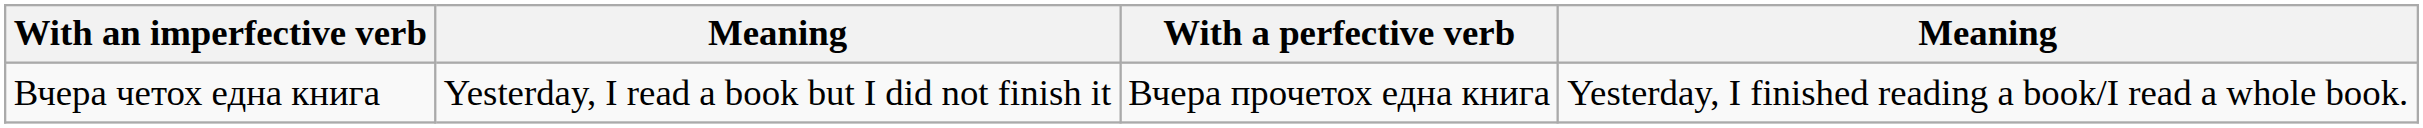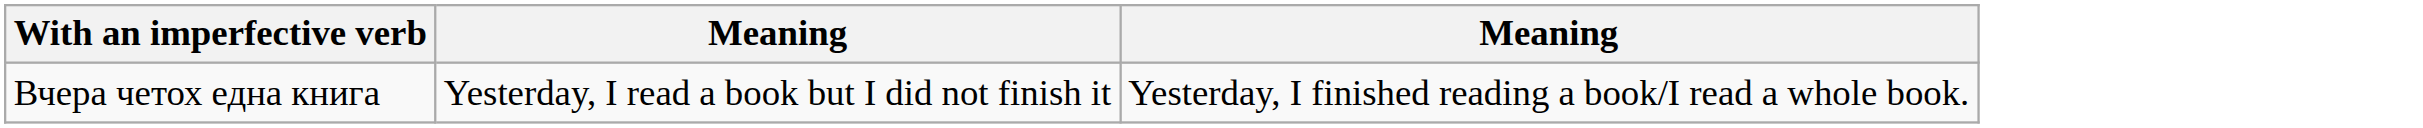- column: (1339, 33)
